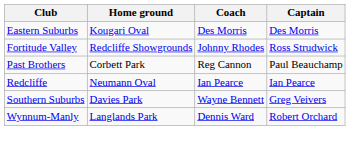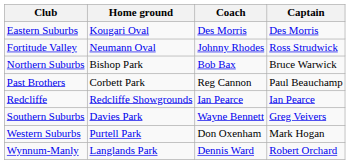(141, 47) Redcliffe Showgrounds -> (123, 47) Neumann Oval
+ row: (46, 64)
(123, 82) Neumann Oval -> (141, 99) Redcliffe Showgrounds
+ row: (44, 133)
